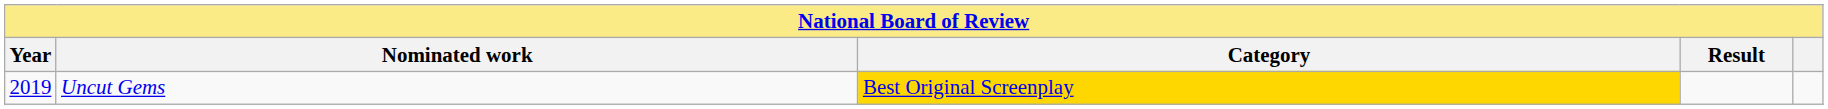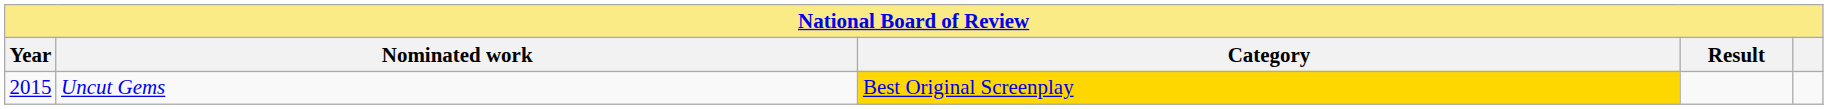(30, 87) 2019 -> (30, 87) 2015
